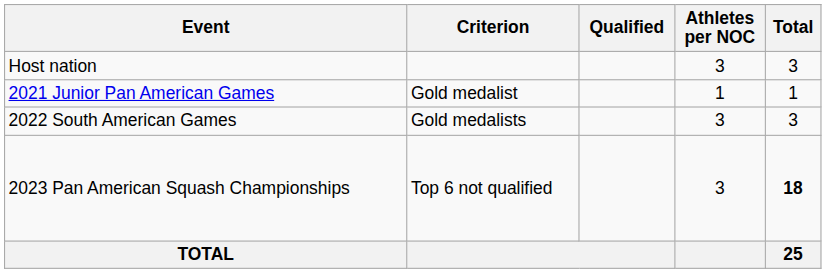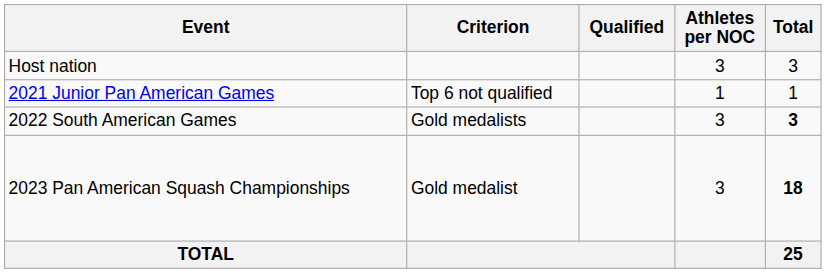(464, 93) Gold medalist -> (482, 93) Top 6 not qualified
(793, 120) normal -> (793, 120) bold
(482, 187) Top 6 not qualified -> (464, 187) Gold medalist
